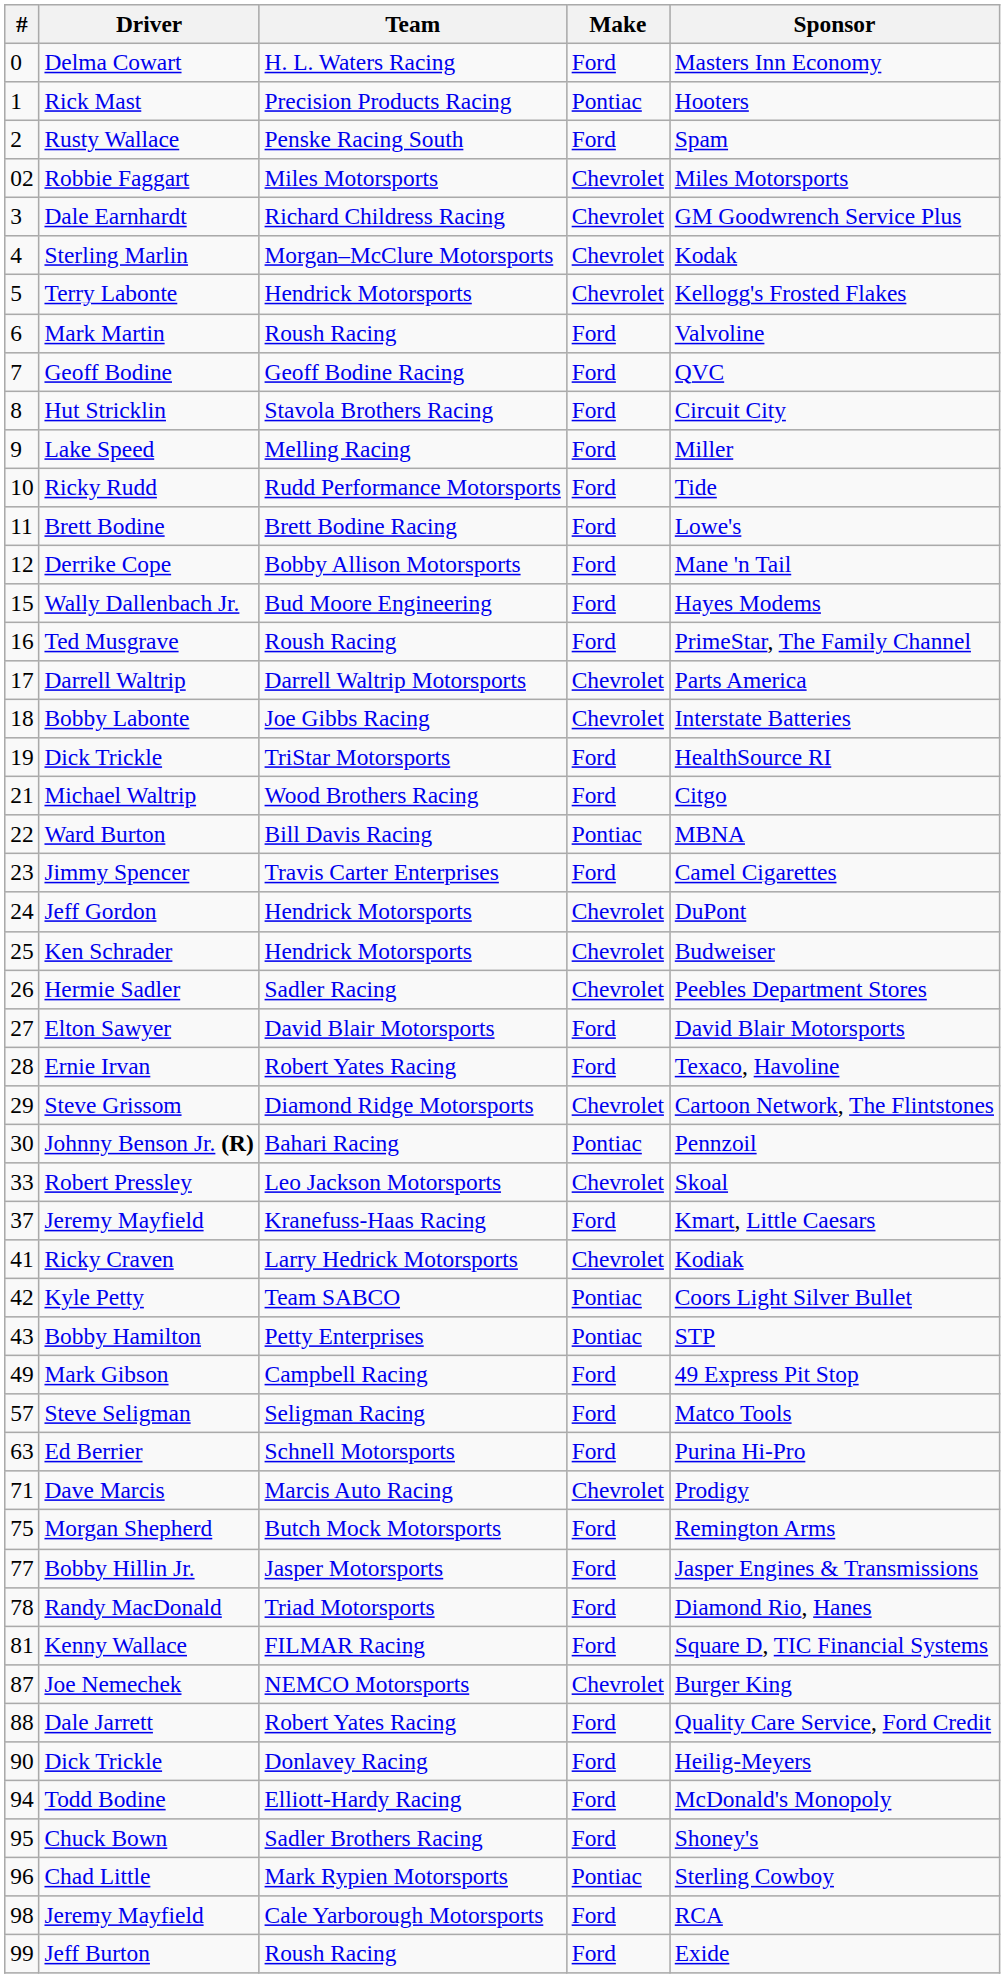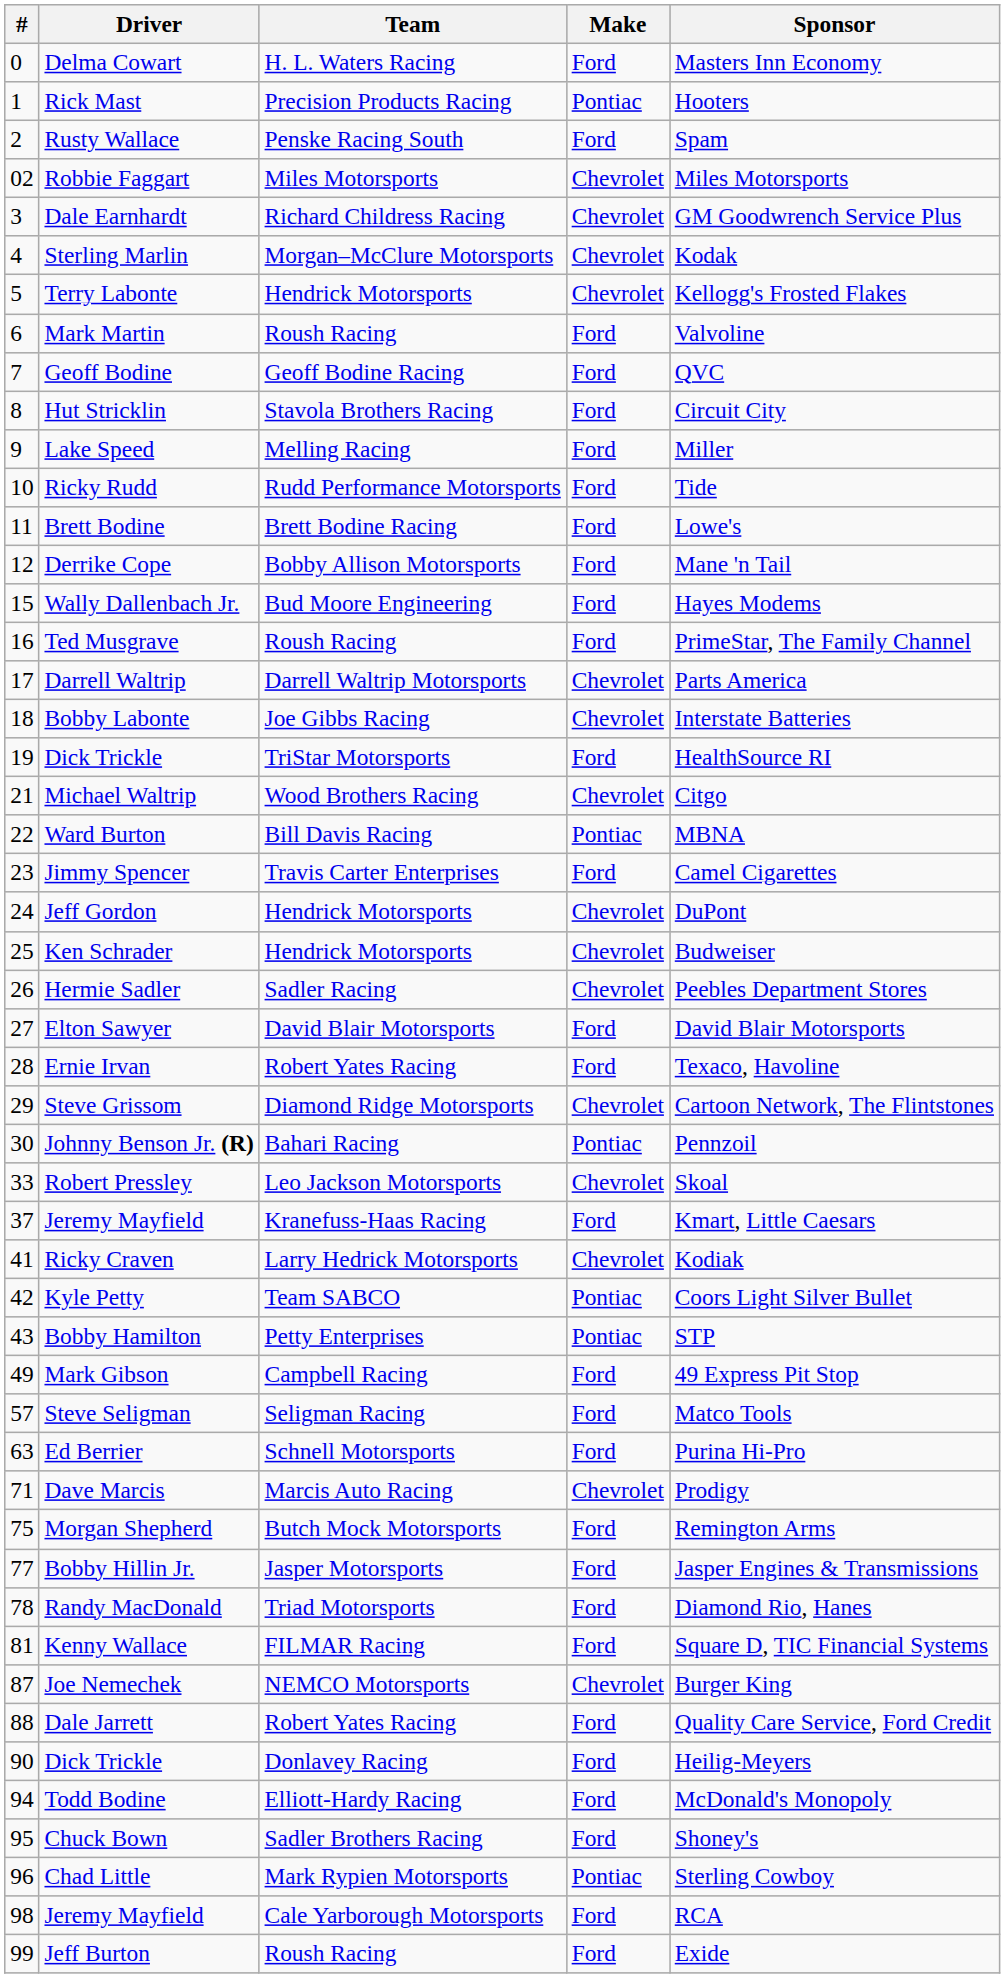(594, 795) Ford -> (618, 795) Chevrolet
